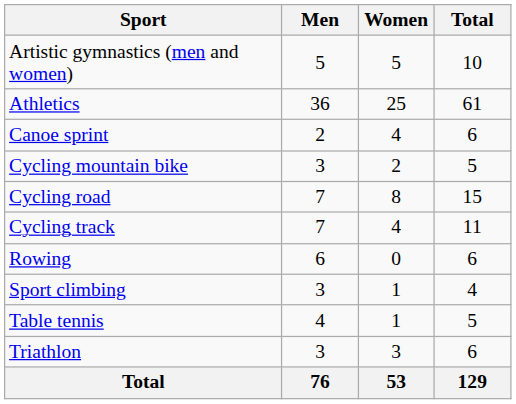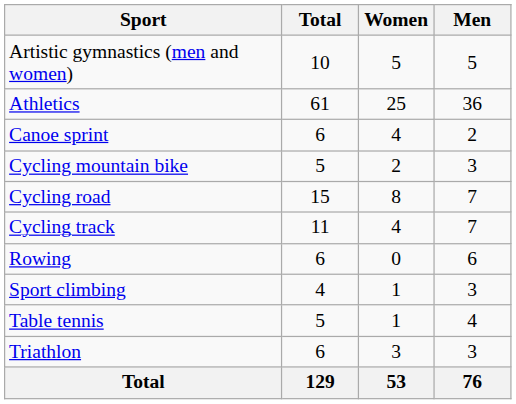columns swapped: (320, 19) <-> (472, 19)
